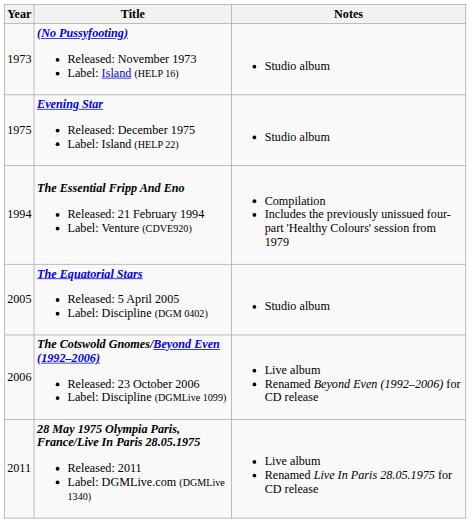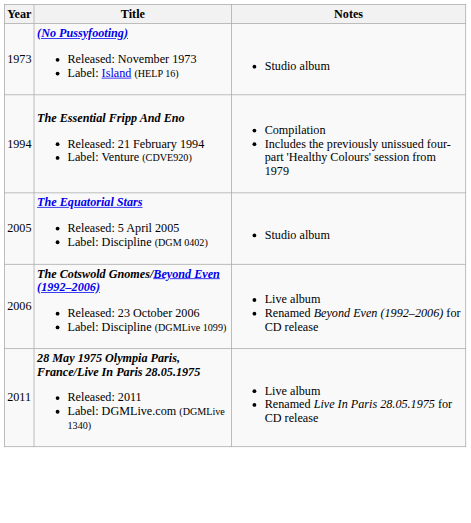- row: (133, 124)
